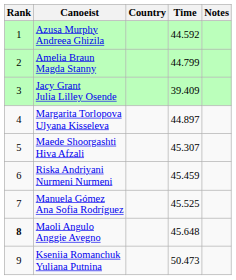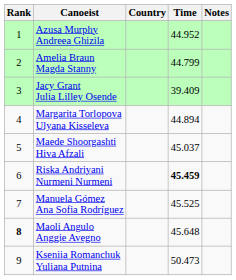(185, 35) 44.592 -> (185, 35) 44.952
(185, 119) 44.897 -> (185, 119) 44.894
(185, 147) 45.307 -> (185, 147) 45.037
(185, 176) normal -> (185, 176) bold
